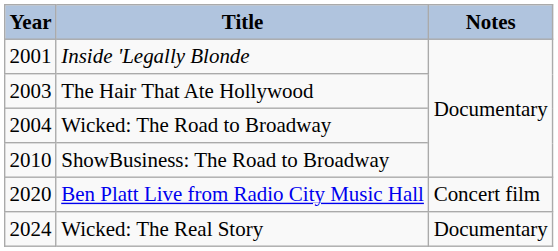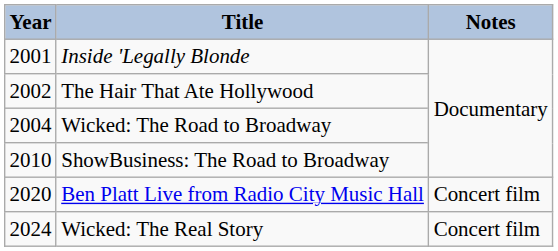(31, 91) 2003 -> (31, 91) 2002
(491, 229) Documentary -> (487, 229) Concert film
